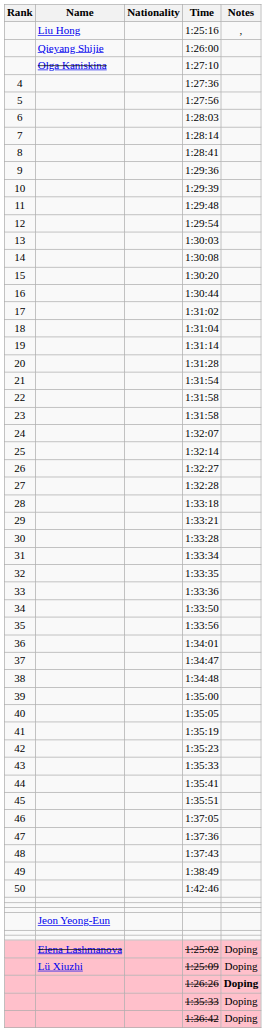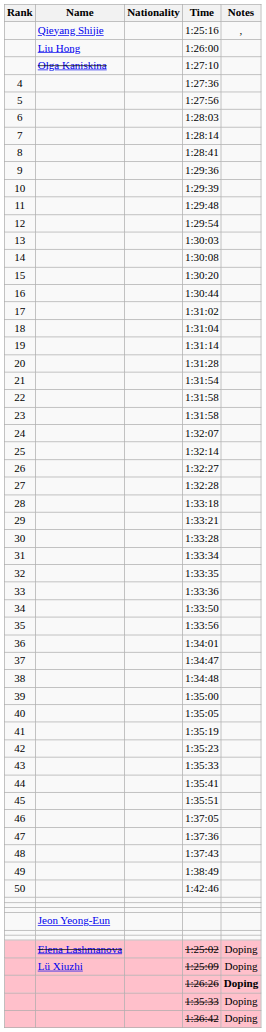(59, 30) Liu Hong -> (71, 30) Qieyang Shijie
(71, 48) Qieyang Shijie -> (59, 48) Liu Hong
